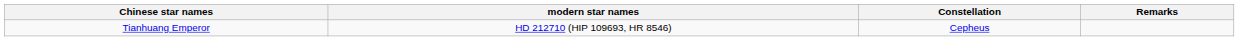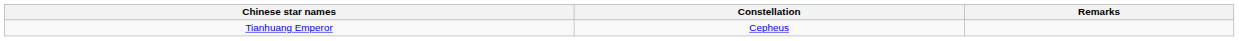- column: (593, 12)
